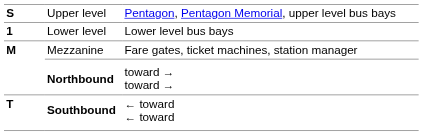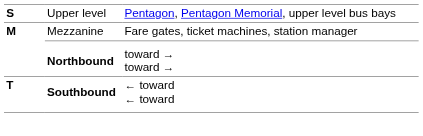- row: (9, 31)
